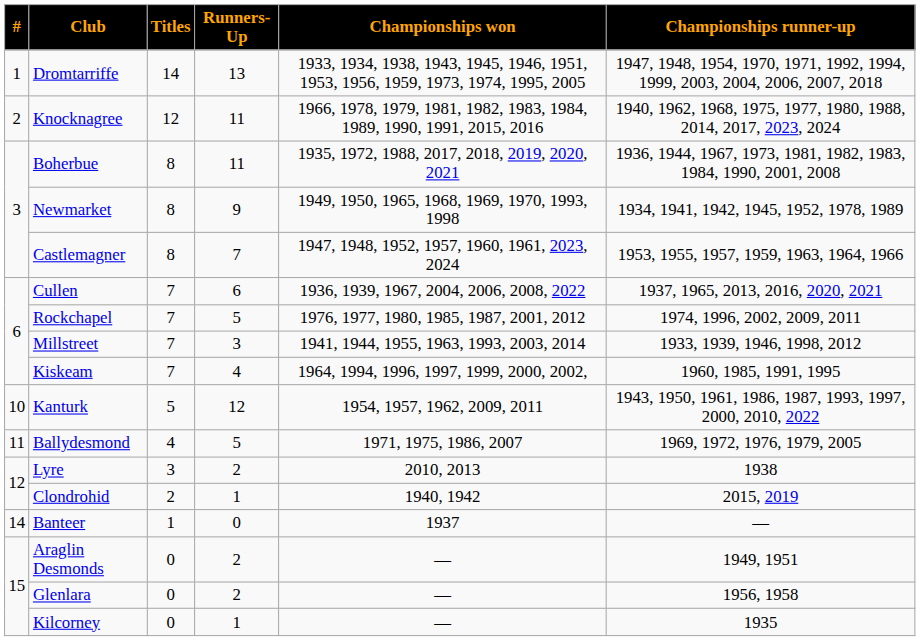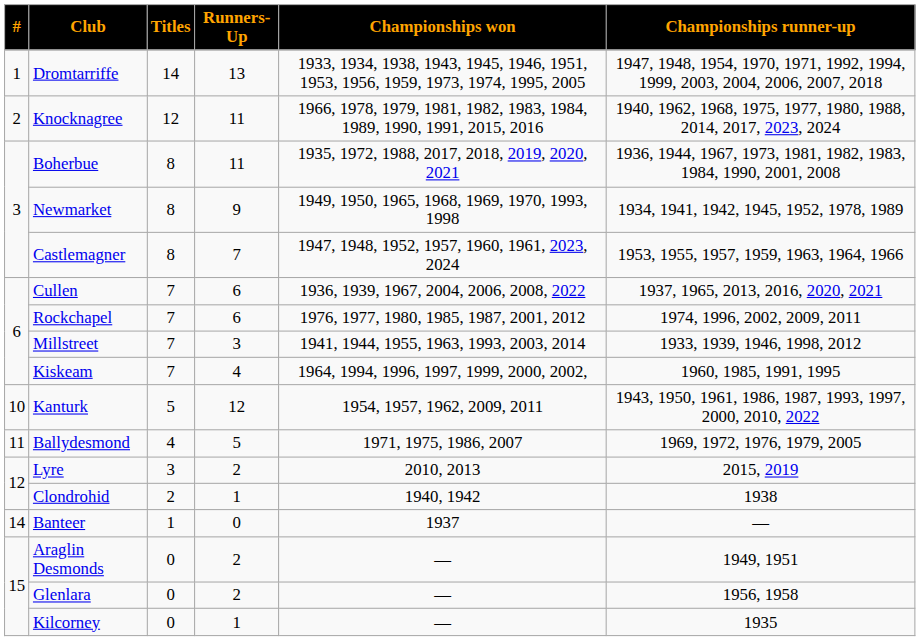(237, 317) 5 -> (237, 317) 6
(761, 469) 1938 -> (761, 469) 2015, 2019
(761, 496) 2015, 2019 -> (761, 496) 1938
